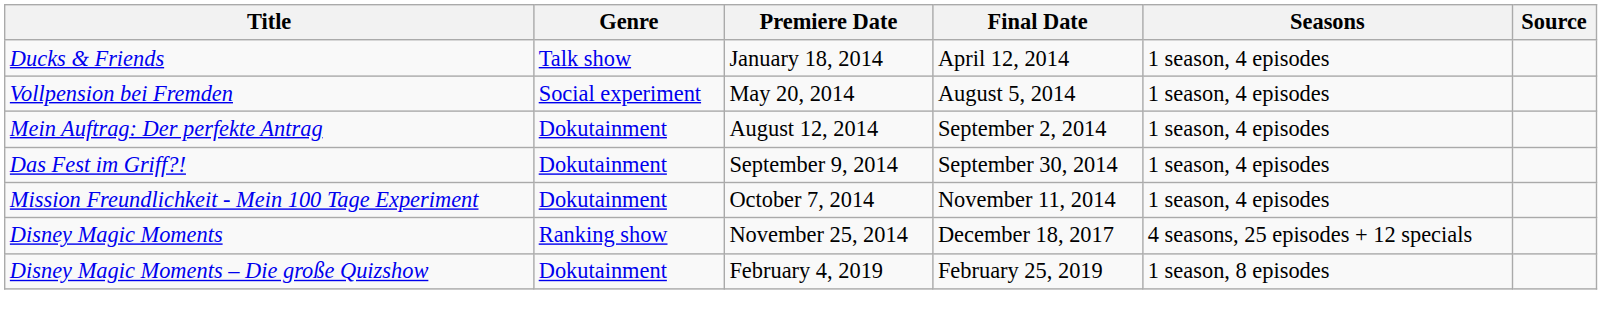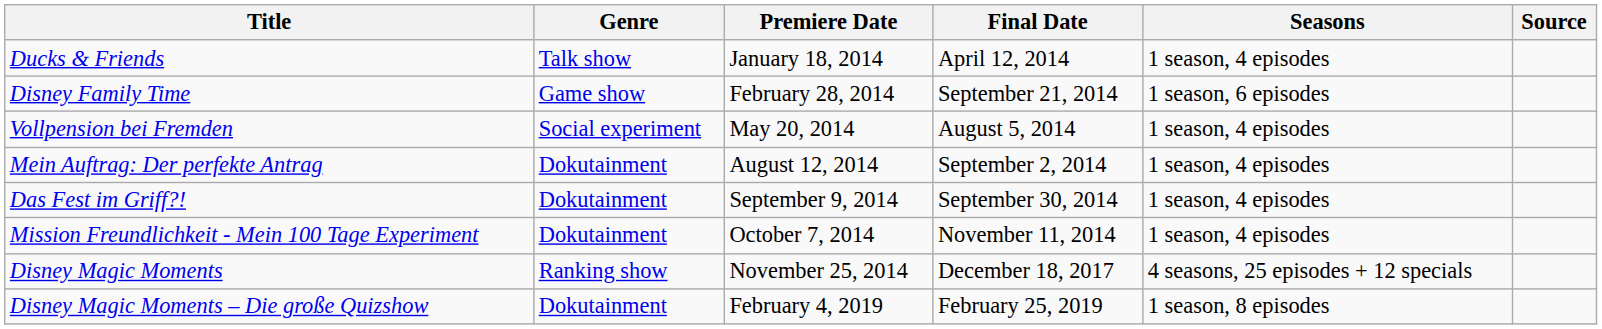+ row: (100, 93)
